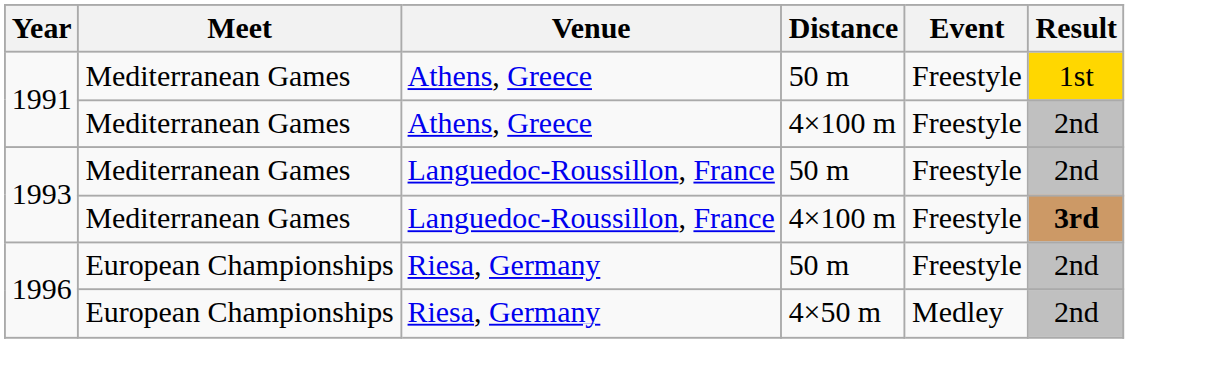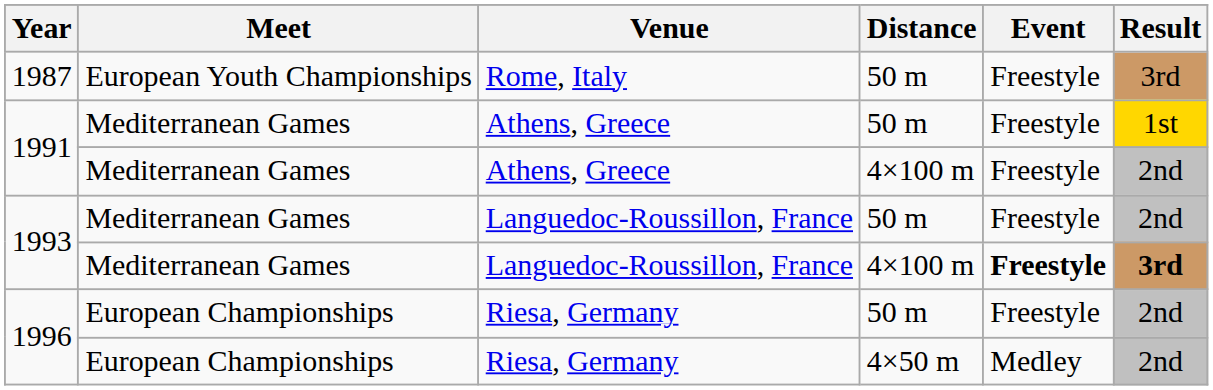+ row: (42, 75)
(967, 218) normal -> (1048, 265) bold
